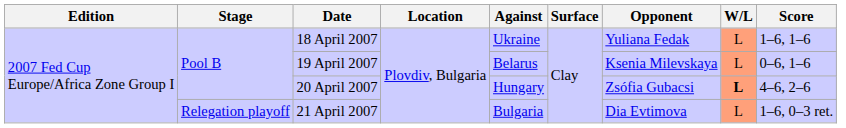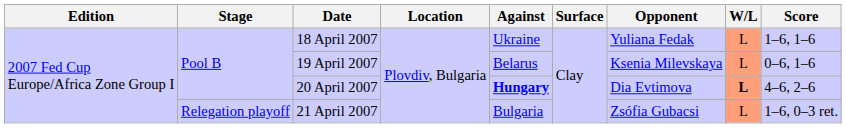(519, 86) normal -> (521, 86) bold
(650, 86) Zsófia Gubacsi -> (651, 86) Dia Evtimova
(646, 110) Dia Evtimova -> (655, 110) Zsófia Gubacsi
